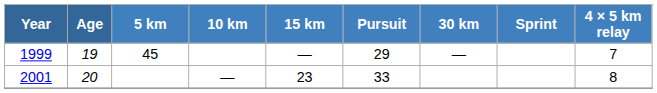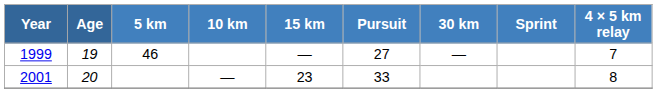(150, 55) 45 -> (150, 55) 46
(382, 55) 29 -> (382, 55) 27
